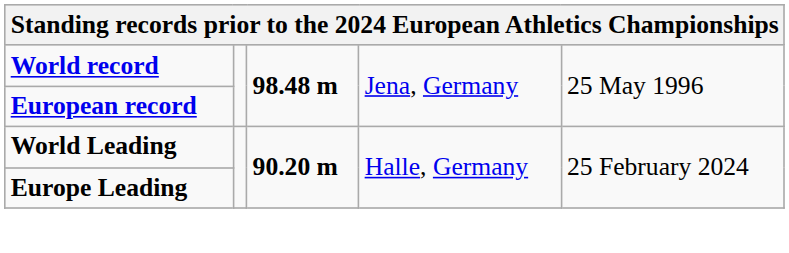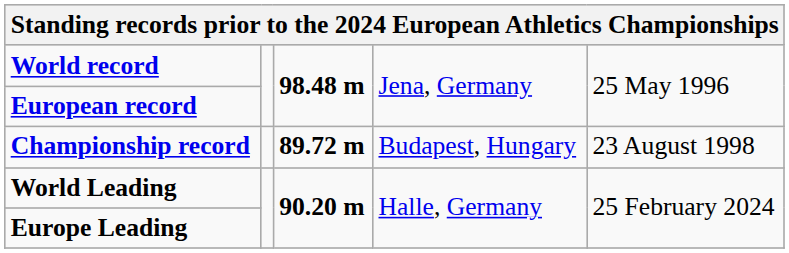+ row: (130, 146)
